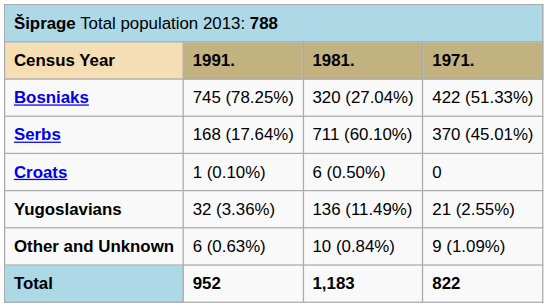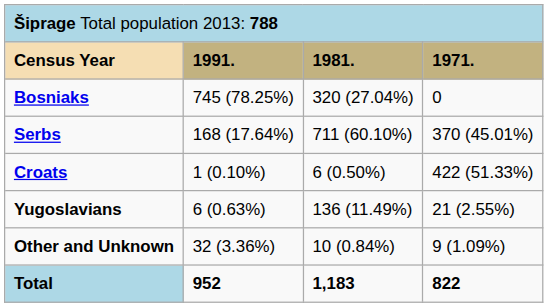(483, 98) 422 (51.33%) -> (437, 98) 0
(437, 172) 0 -> (483, 172) 422 (51.33%)
(234, 209) 32 (3.36%) -> (229, 209) 6 (0.63%)
(229, 246) 6 (0.63%) -> (234, 246) 32 (3.36%)
